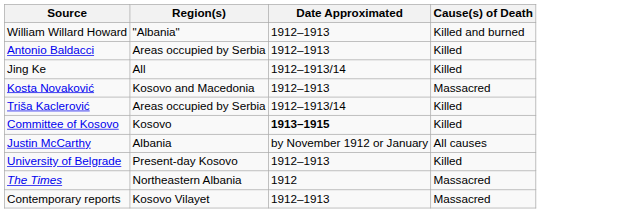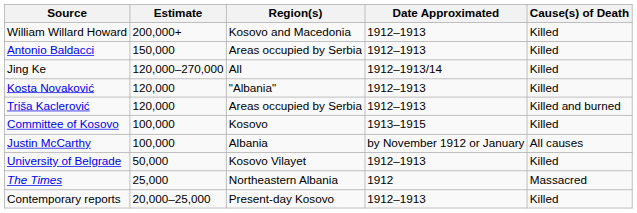+ column: (178, 13)
(156, 32) "Albania" -> (290, 32) Kosovo and Macedonia
(479, 32) Killed and burned -> (544, 32) Killed
(194, 87) Kosovo and Macedonia -> (252, 87) "Albania"
(462, 87) Massacred -> (544, 87) Killed
(308, 106) 1912–1913/14 -> (397, 106) 1912–1913
(448, 106) Killed -> (575, 106) Killed and burned
(300, 124) bold -> (397, 124) normal
(185, 161) Present-day Kosovo -> (267, 161) Kosovo Vilayet
(171, 198) Kosovo Vilayet -> (281, 198) Present-day Kosovo
(462, 198) Massacred -> (544, 198) Killed
